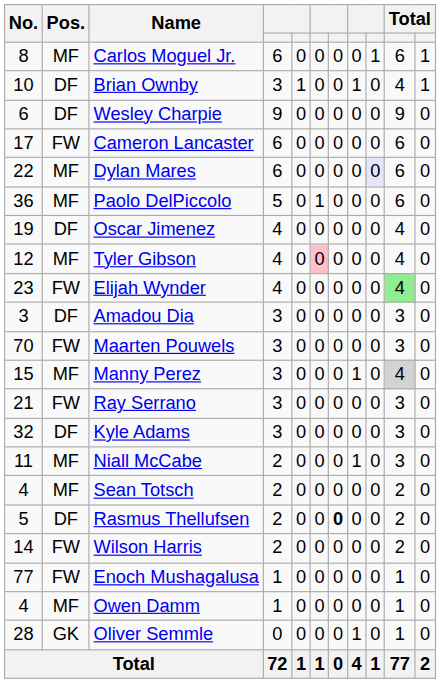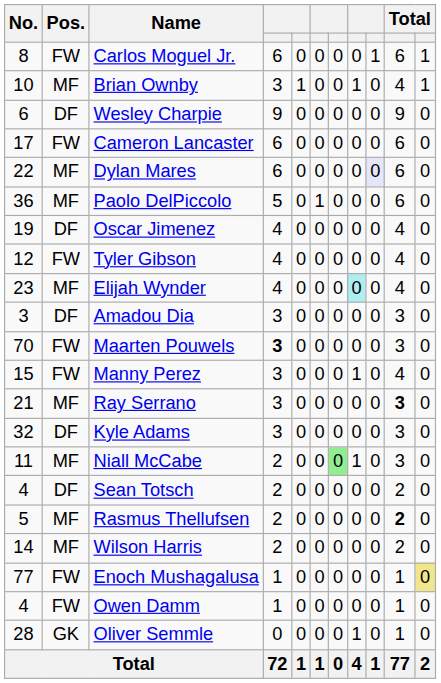(66, 56) MF -> (66, 56) FW
(66, 85) DF -> (66, 85) MF
(66, 258) MF -> (66, 258) FW
(320, 258) pink background -> (320, 258) no background
(66, 287) FW -> (66, 287) MF
(357, 287) no background -> (357, 287) paleturquoise background
(400, 287) lightgreen background -> (400, 287) no background
(277, 345) normal -> (277, 345) bold
(66, 374) MF -> (66, 374) FW
(400, 374) lightgrey background -> (400, 374) no background
(66, 403) FW -> (66, 403) MF
(400, 403) normal -> (400, 403) bold
(338, 461) no background -> (338, 461) lightgreen background
(66, 490) MF -> (66, 490) DF
(66, 519) DF -> (66, 519) MF
(338, 519) bold -> (338, 519) normal
(400, 519) normal -> (400, 519) bold
(66, 548) FW -> (66, 548) MF
(425, 576) no background -> (425, 576) khaki background
(66, 605) MF -> (66, 605) FW
